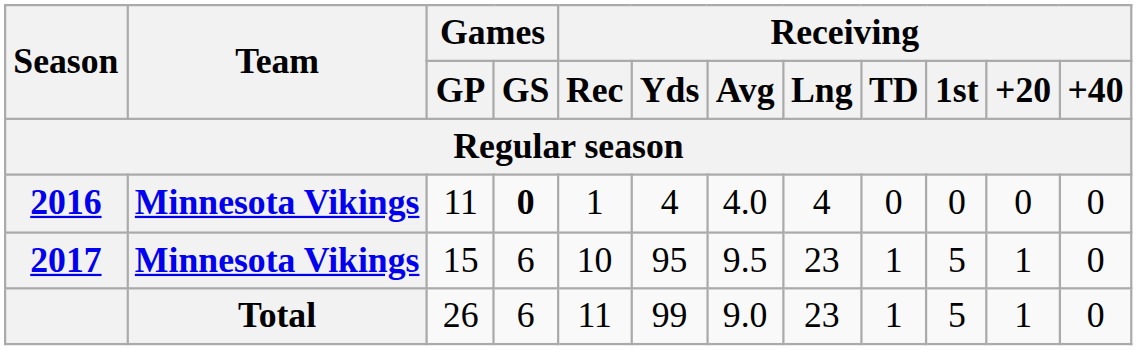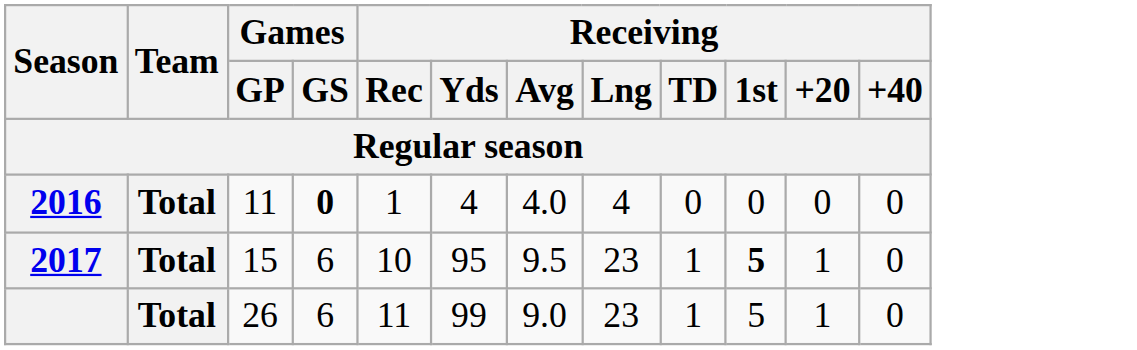(277, 202) Minnesota Vikings -> (177, 202) Total
(277, 259) Minnesota Vikings -> (177, 259) Total
(957, 259) normal -> (756, 259) bold
